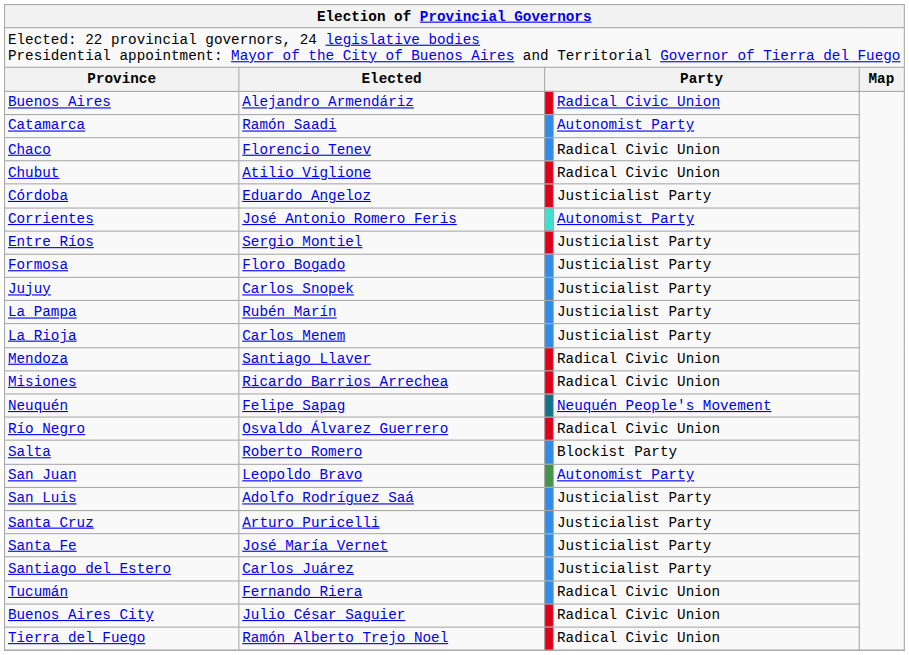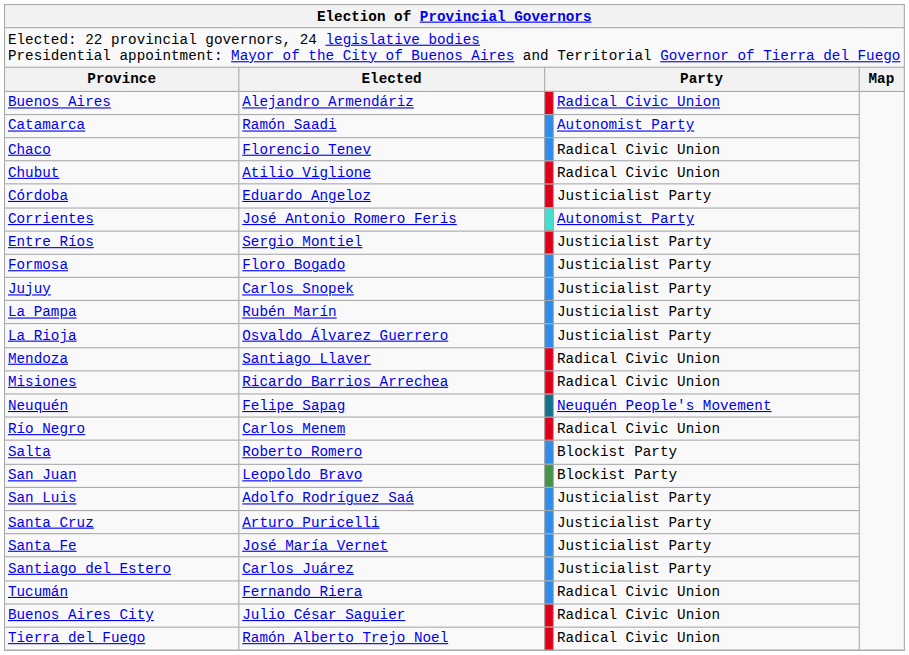(294, 336) Carlos Menem -> (345, 336) Osvaldo Álvarez Guerrero
(345, 429) Osvaldo Álvarez Guerrero -> (294, 429) Carlos Menem
(626, 476) Autonomist Party -> (617, 476) Blockist Party
